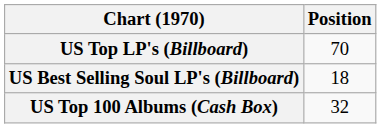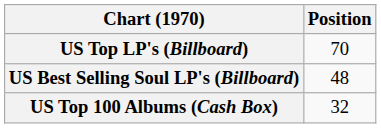(340, 78) 18 -> (340, 78) 48
